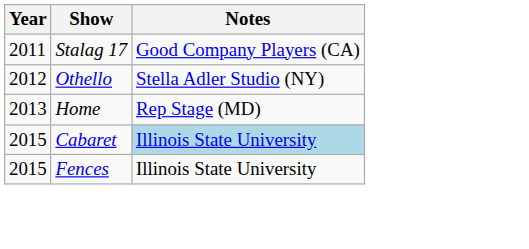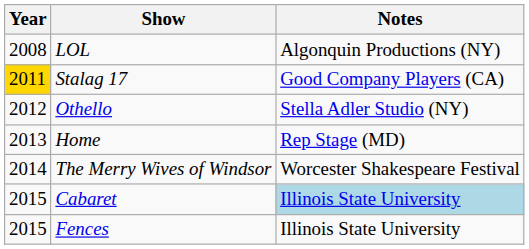+ row: (73, 49)
(27, 49) no background -> (27, 79) gold background
+ row: (163, 169)
